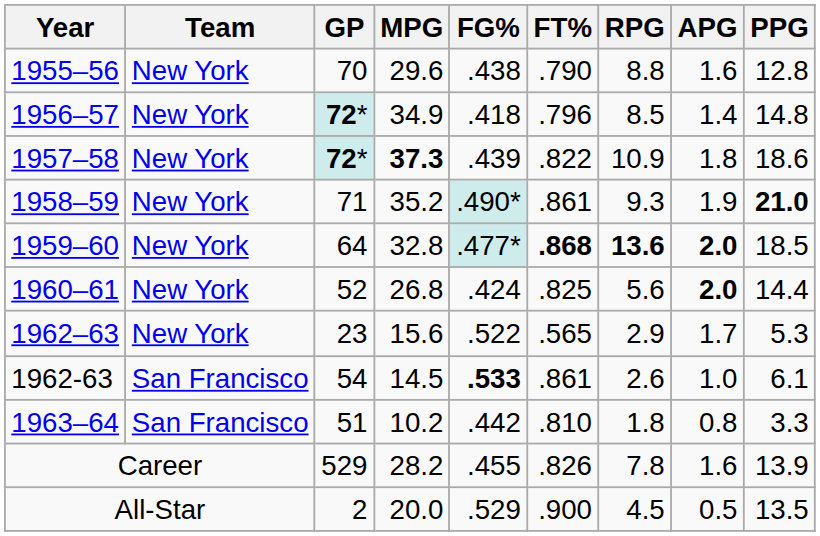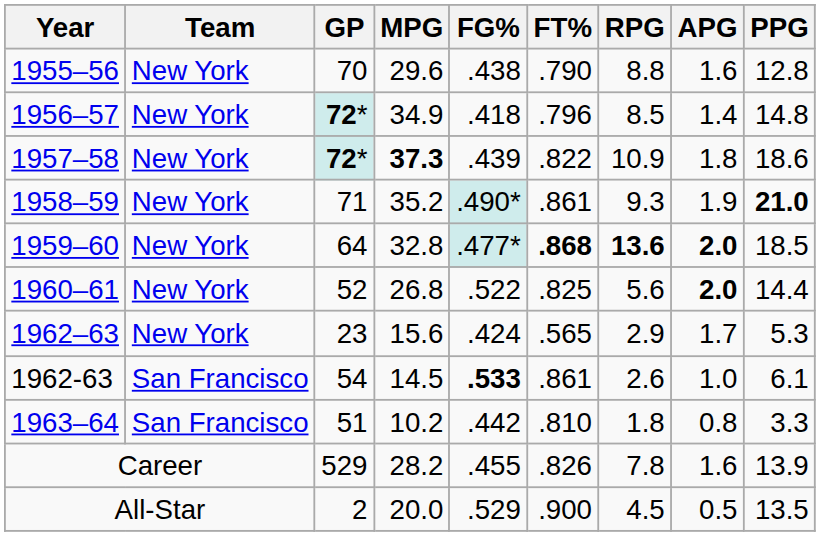(494, 290) .424 -> (494, 290) .522
(494, 334) .522 -> (494, 334) .424
